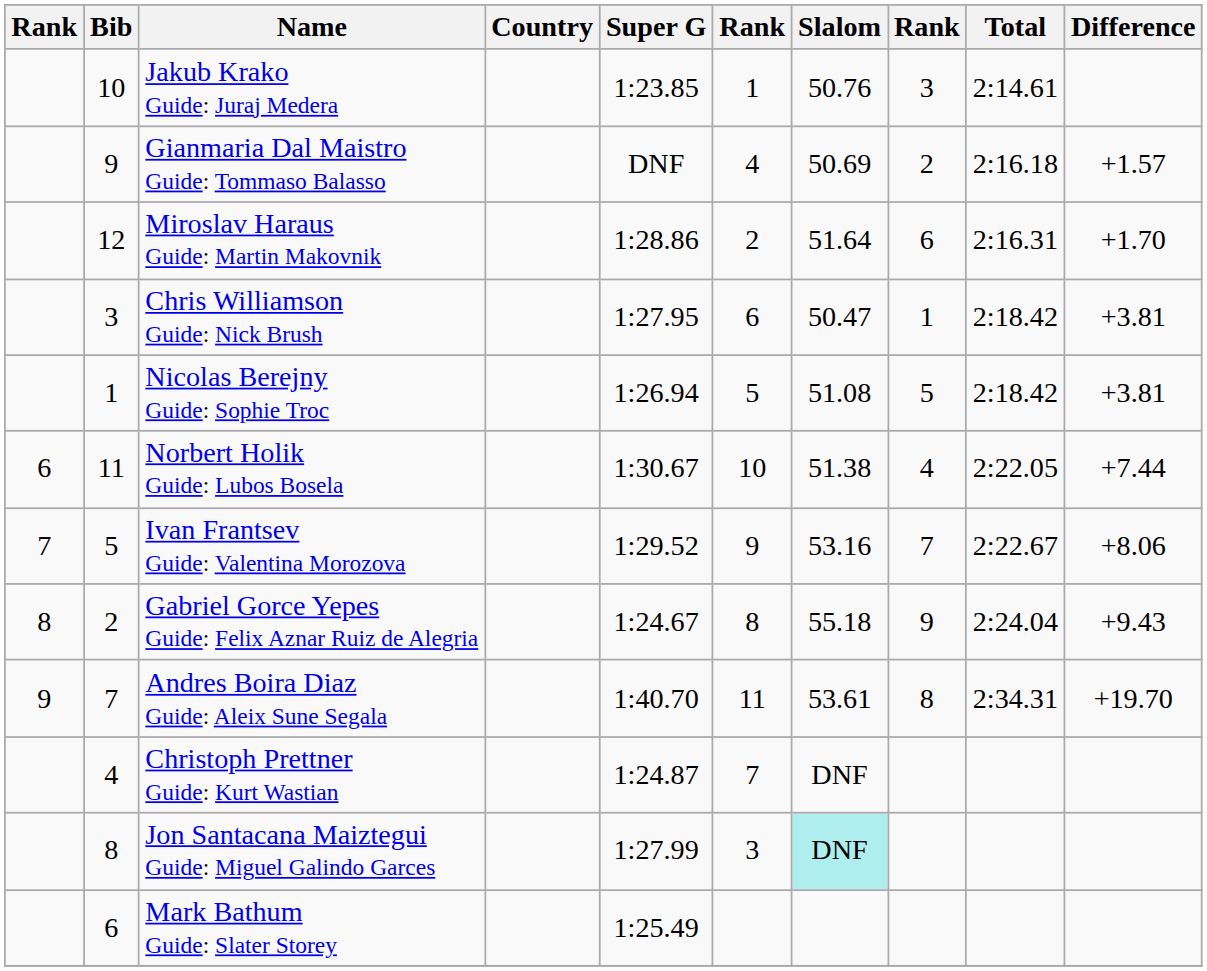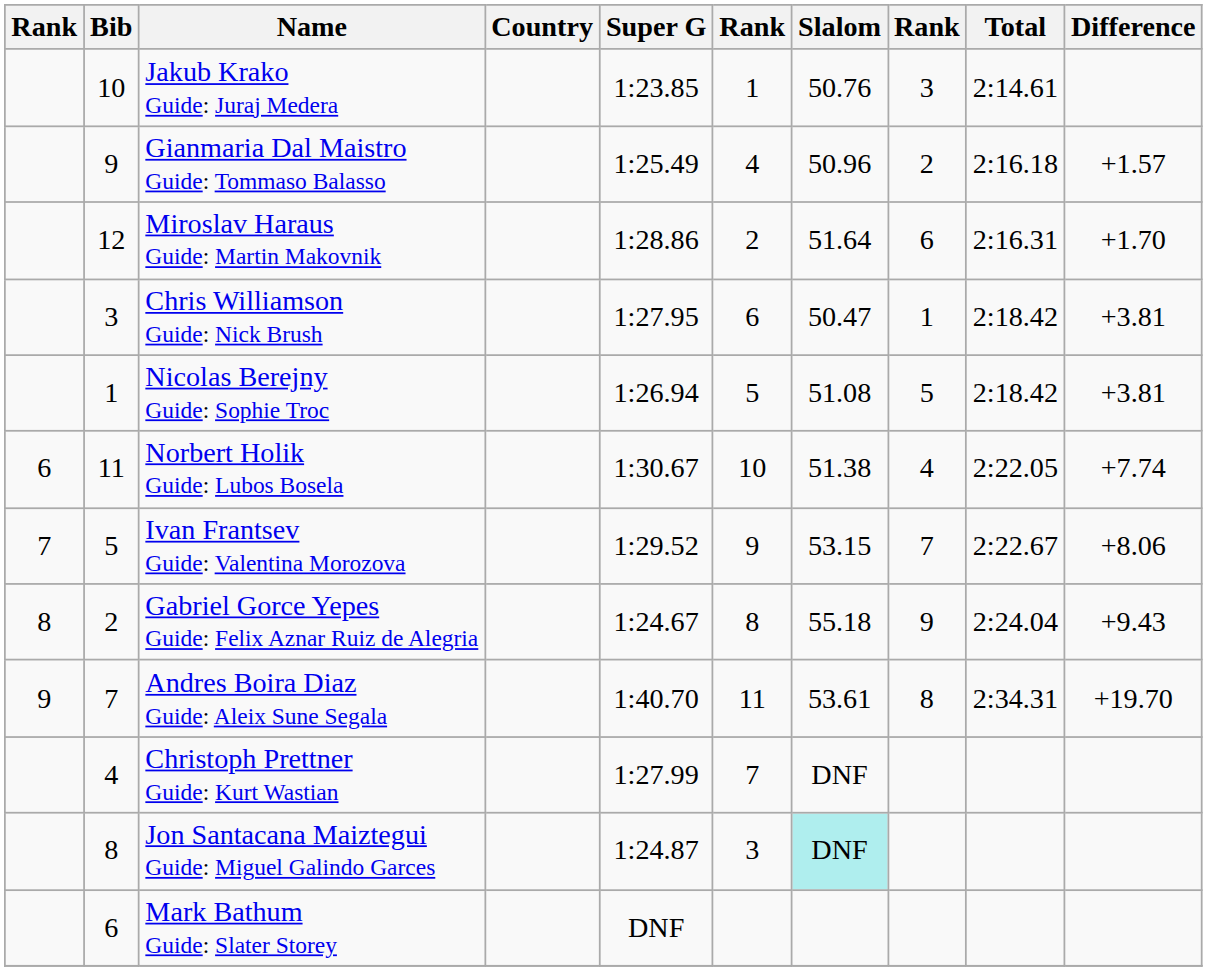(656, 163) DNF -> (656, 163) 1:25.49
(840, 163) 50.69 -> (840, 163) 50.96
(1133, 469) +7.44 -> (1133, 469) +7.74
(840, 545) 53.16 -> (840, 545) 53.15
(656, 774) 1:24.87 -> (656, 774) 1:27.99
(656, 850) 1:27.99 -> (656, 850) 1:24.87
(656, 927) 1:25.49 -> (656, 927) DNF
